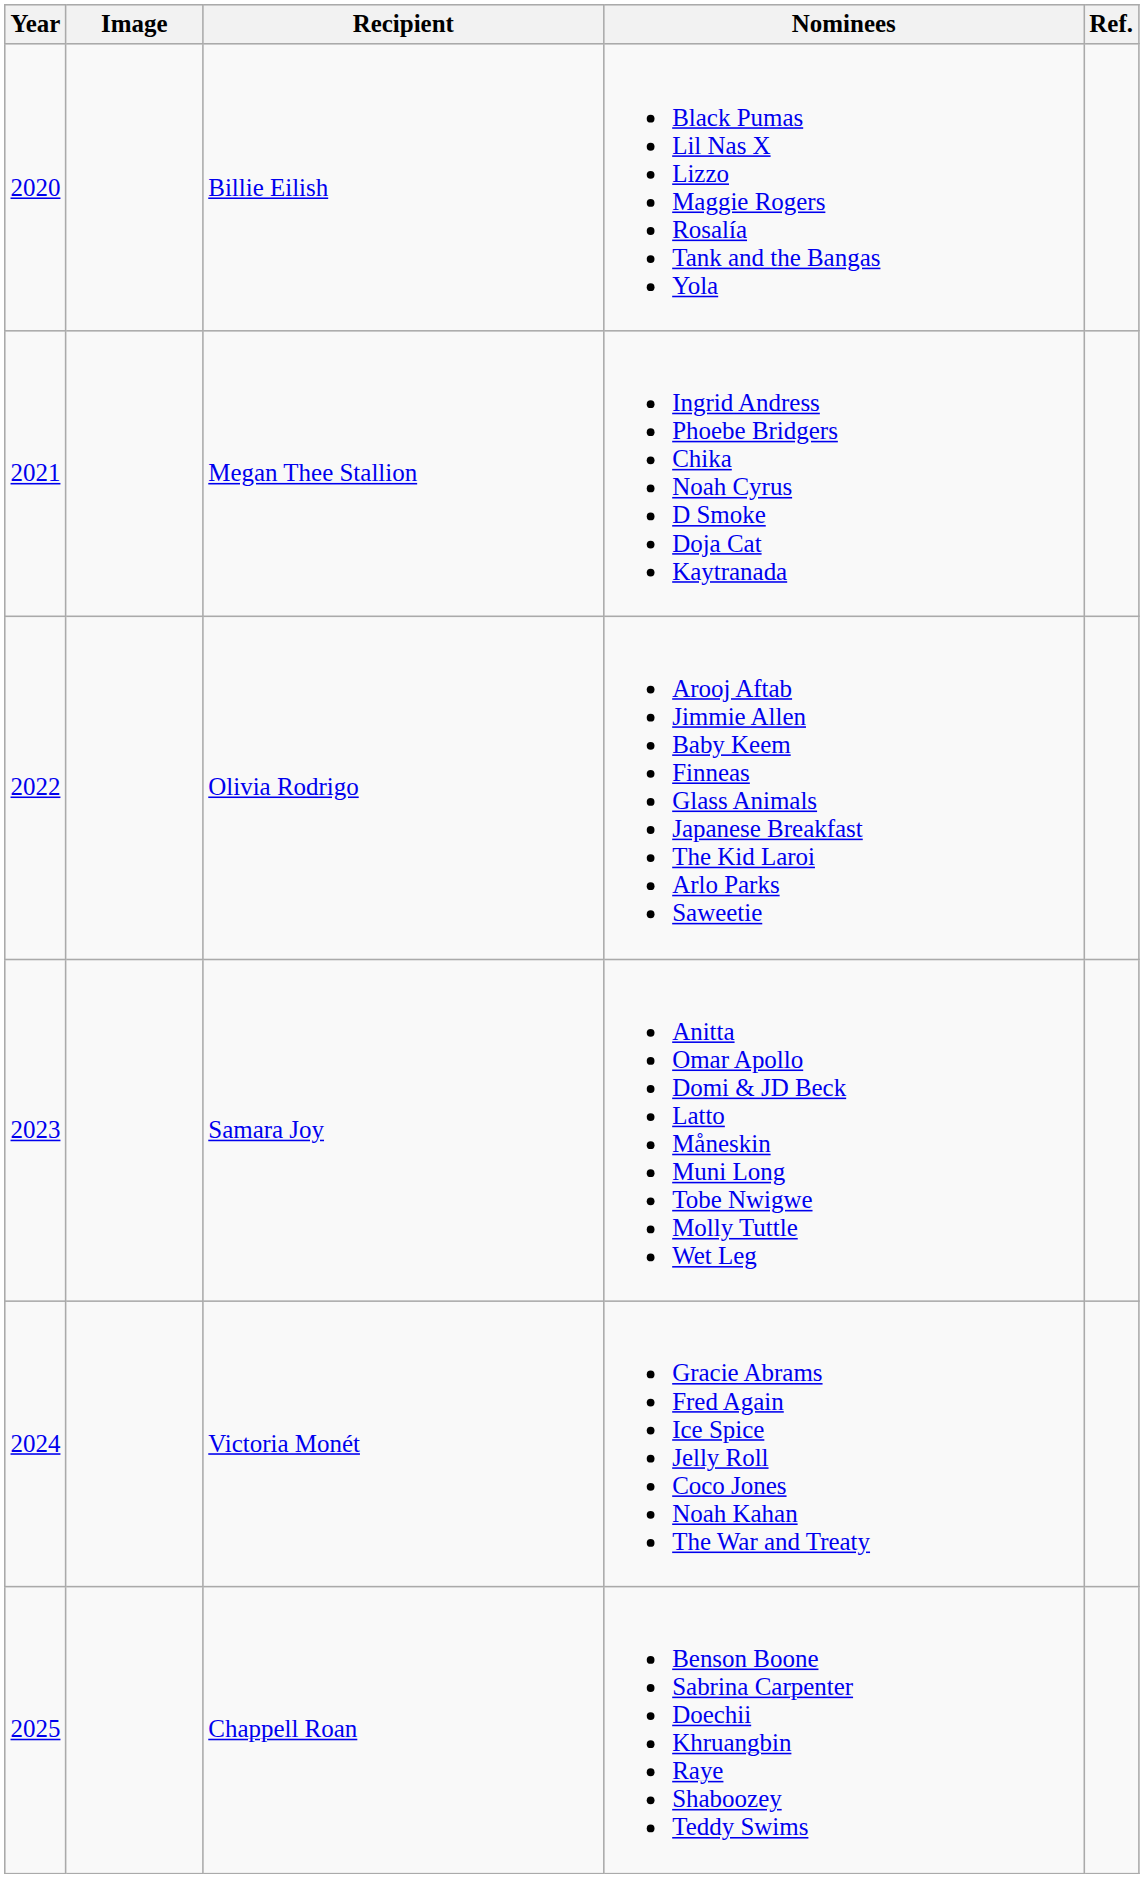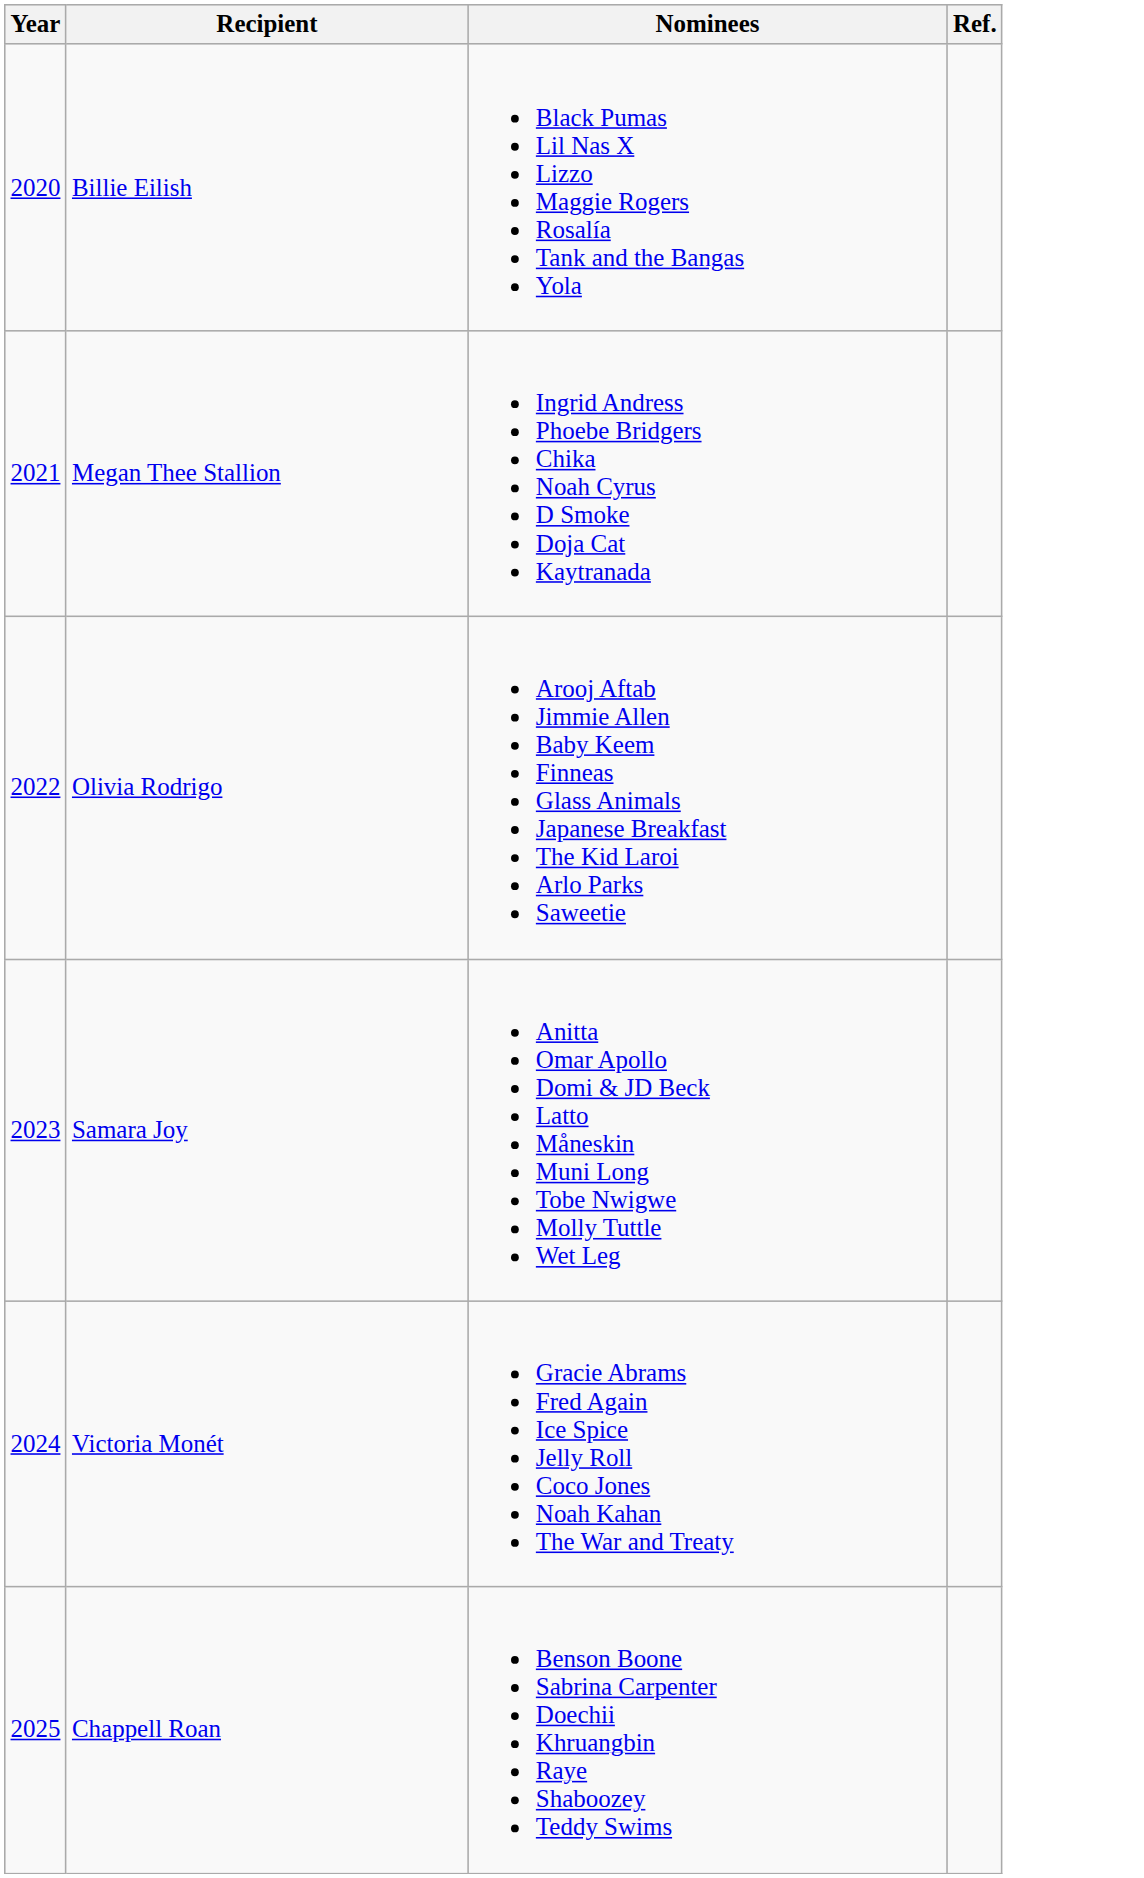- column: (134, 24)
